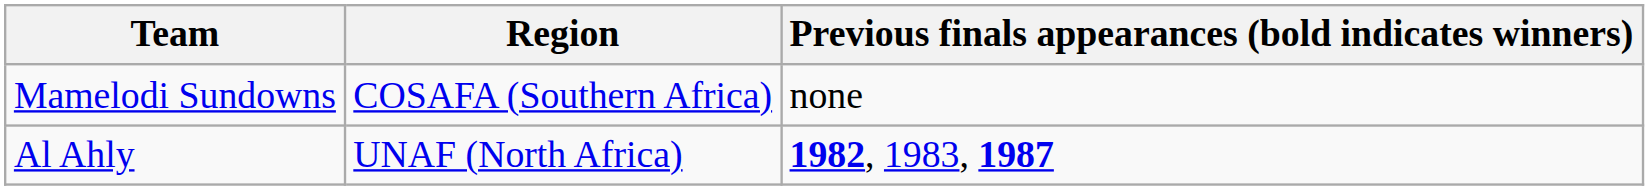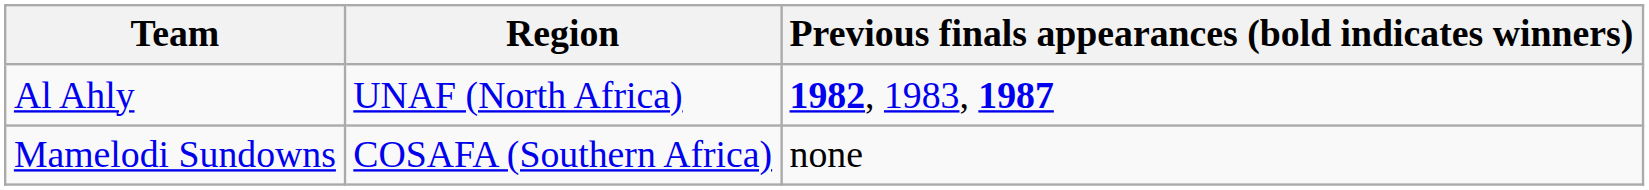rows swapped: (175, 94) <-> (74, 154)
